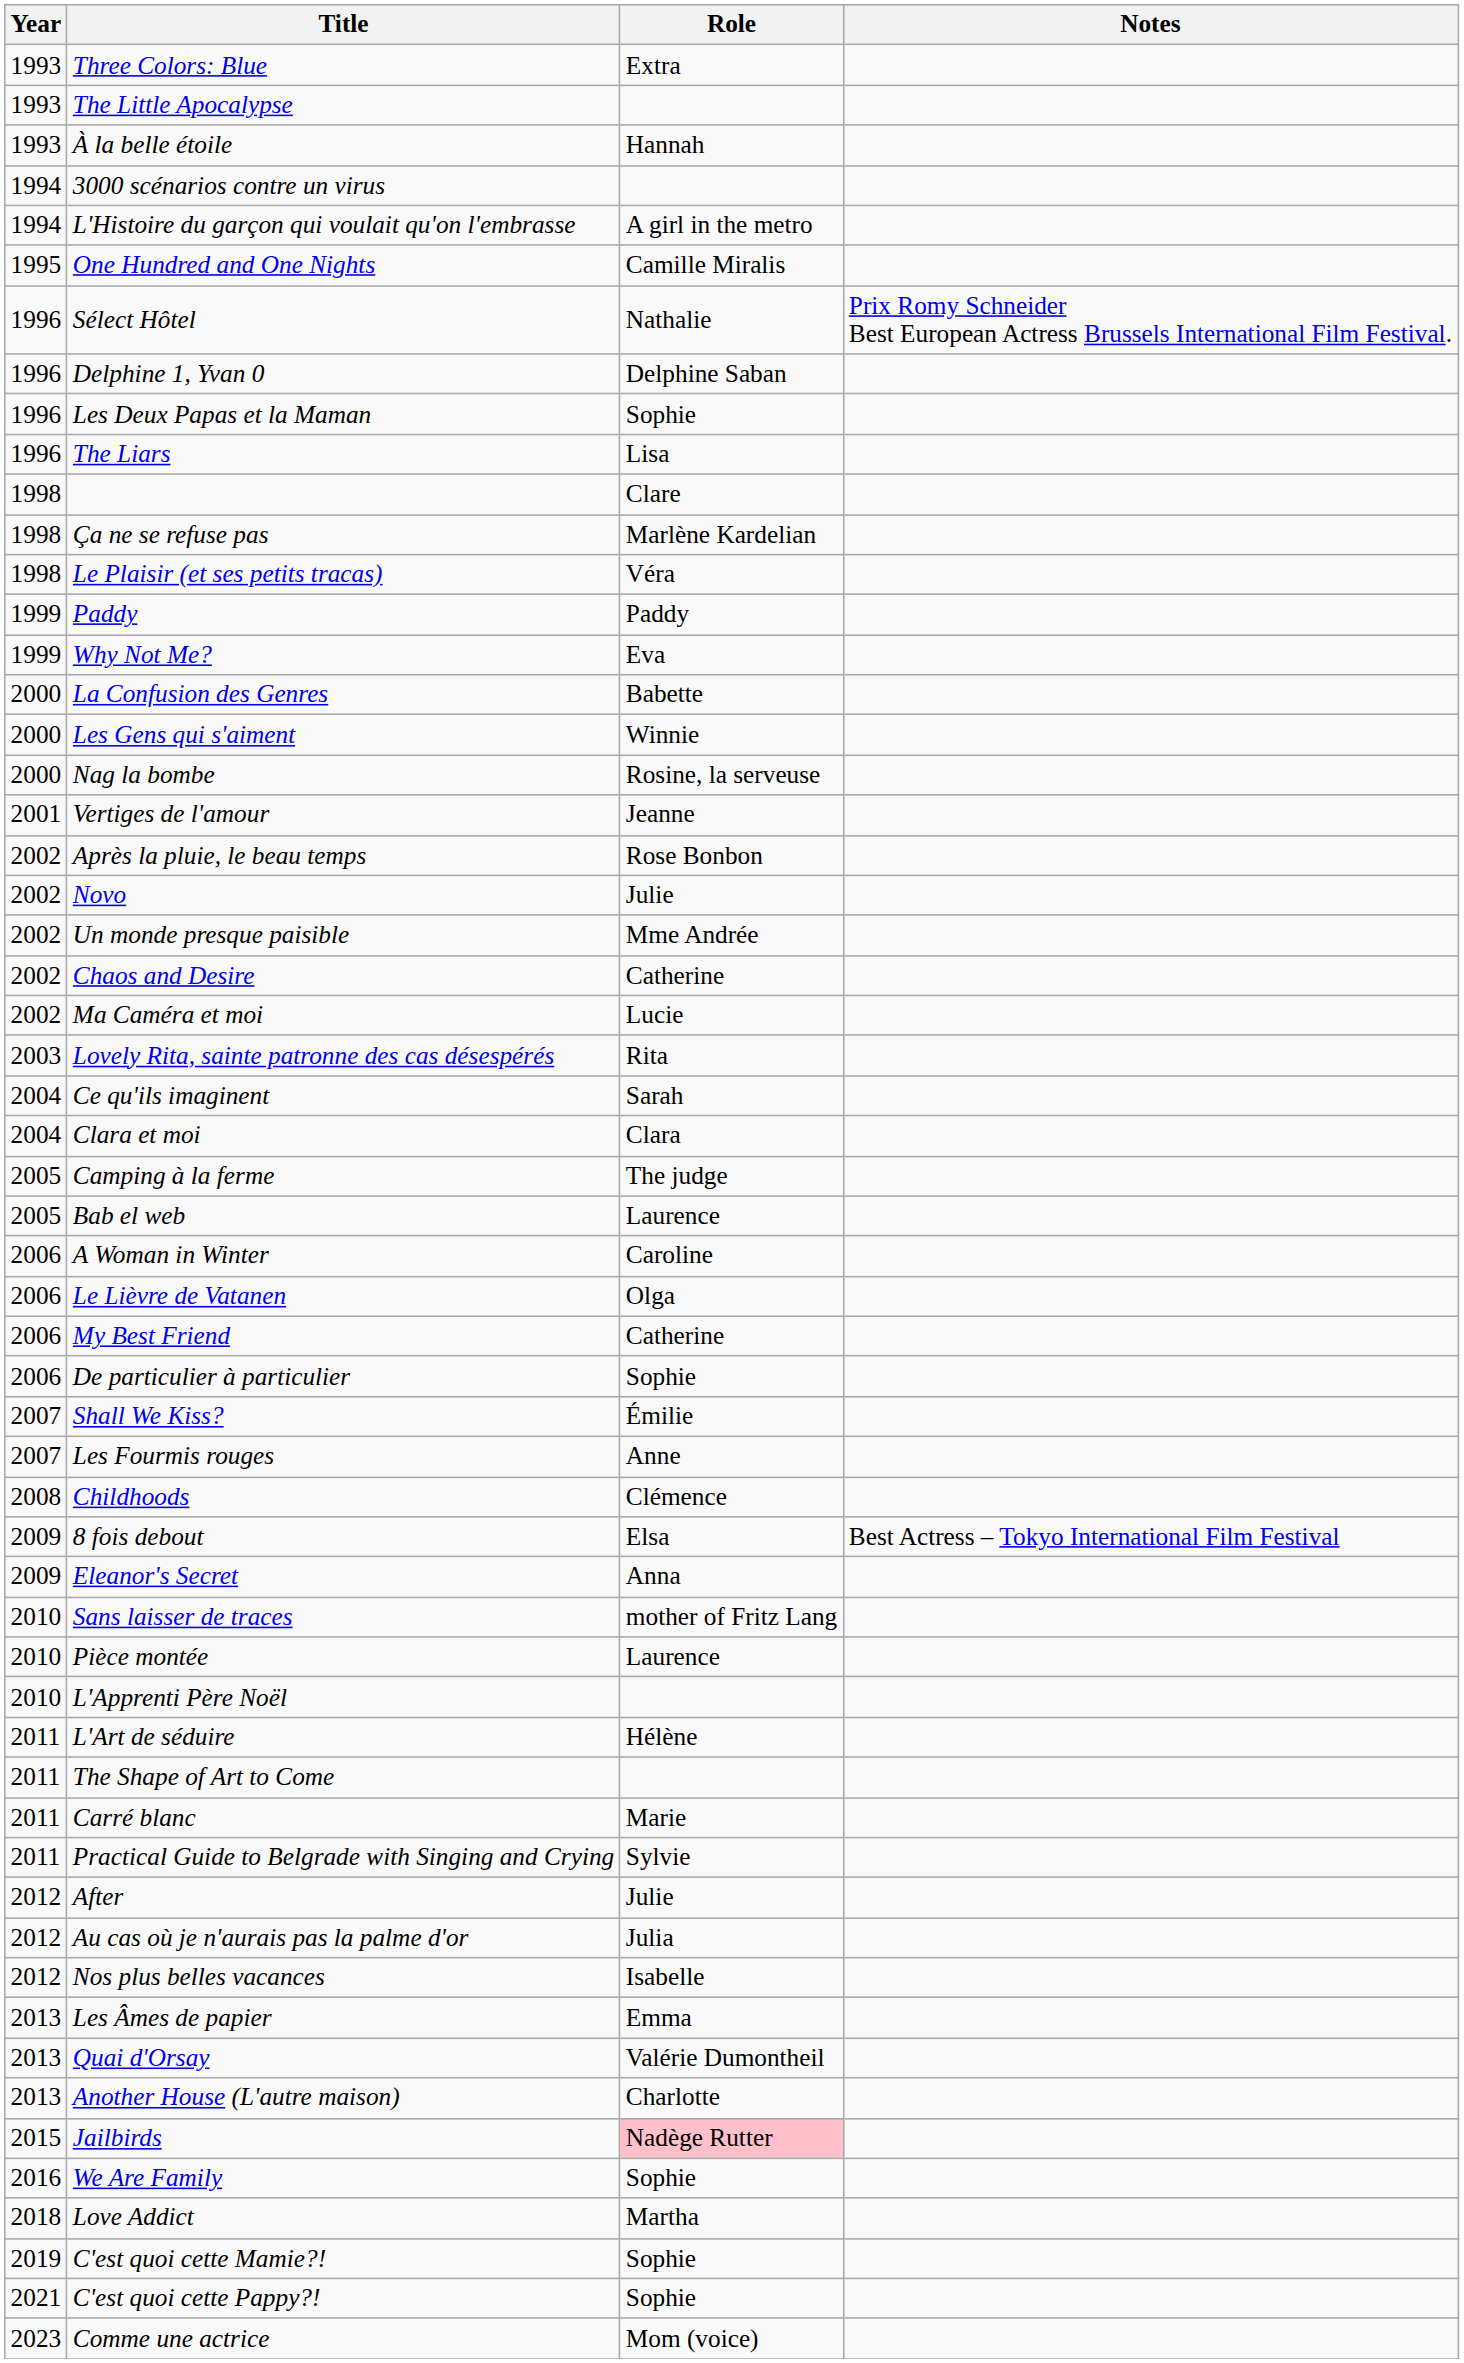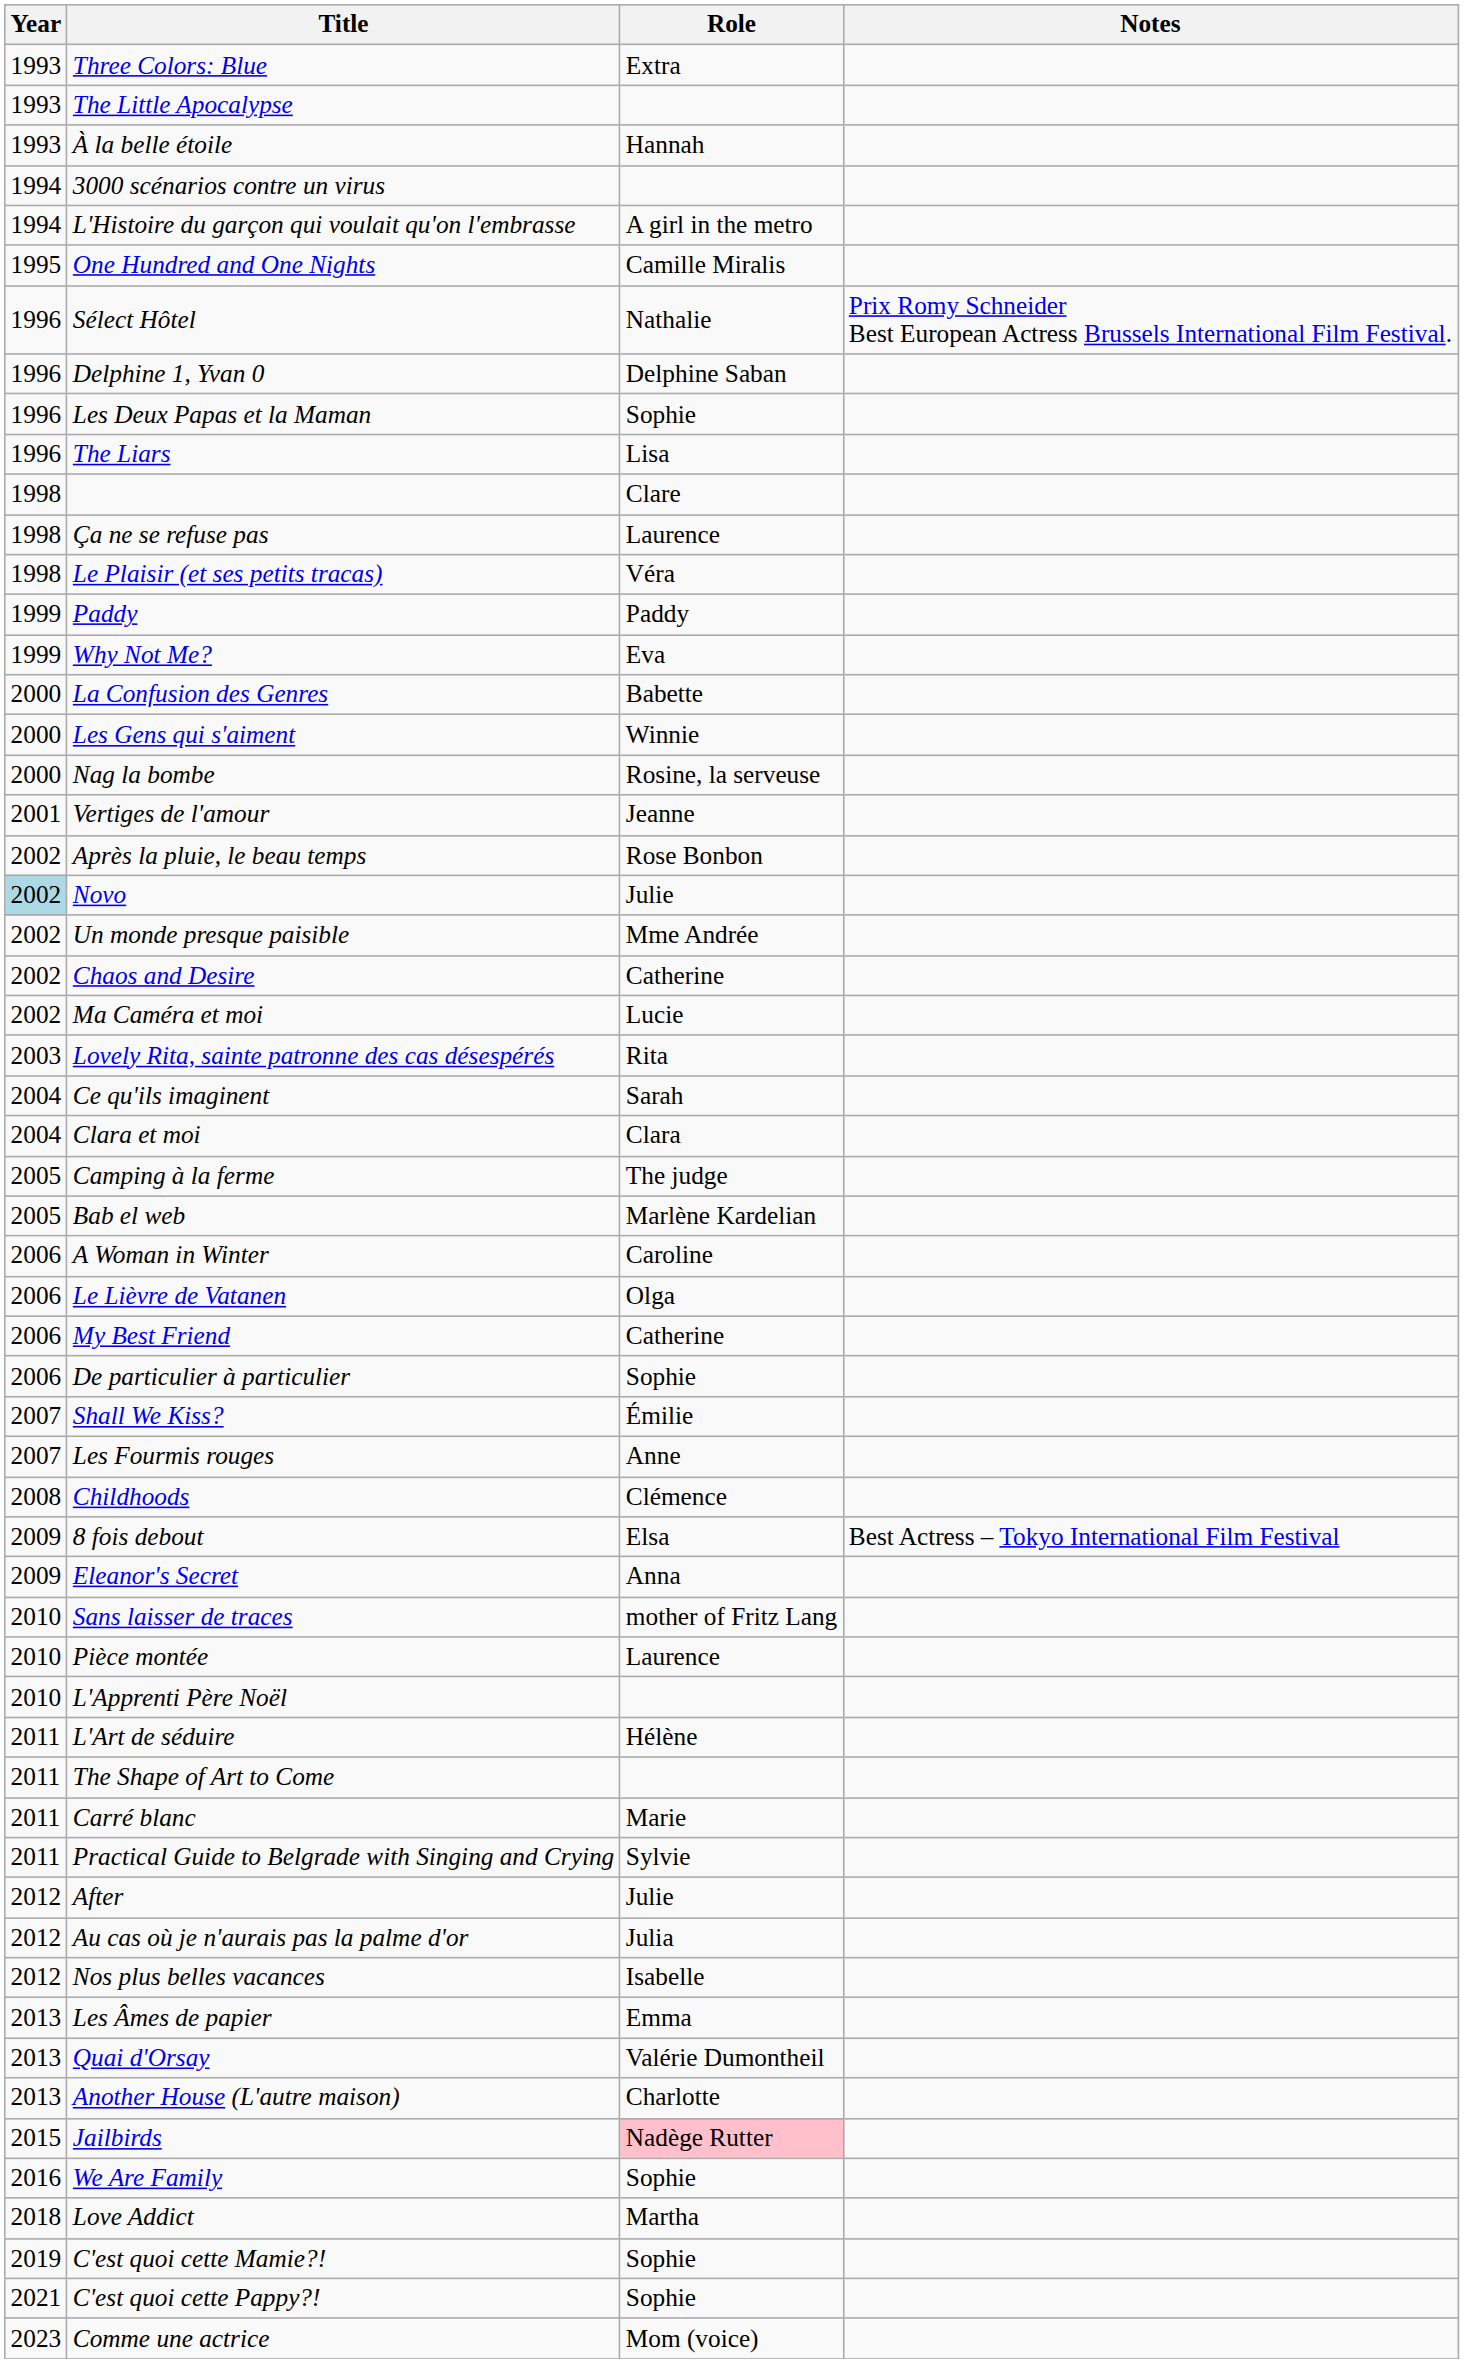(721, 534) Marlène Kardelian -> (673, 534) Laurence
(36, 894) no background -> (36, 894) lightblue background
(673, 1215) Laurence -> (721, 1215) Marlène Kardelian
